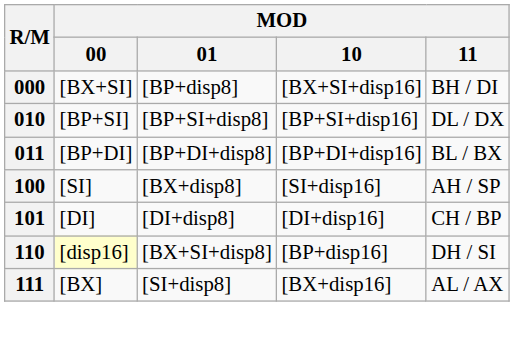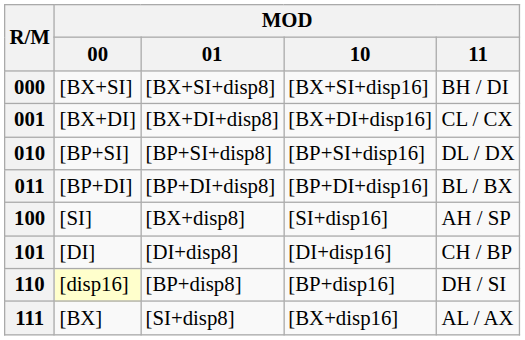(190, 86) [BP+disp8] -> (210, 86) [BX+SI+disp8]
+ row: (30, 119)
(207, 251) [BX+SI+disp8] -> (194, 284) [BP+disp8]
